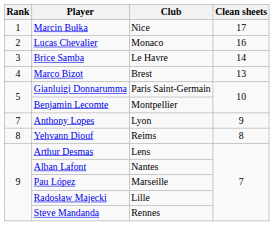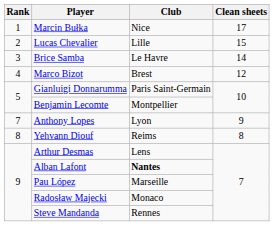(147, 43) Monaco -> (141, 43) Lille
(241, 43) 16 -> (241, 43) 15
(241, 74) 13 -> (241, 74) 12
(145, 167) normal -> (146, 167) bold
(141, 197) Lille -> (147, 197) Monaco
